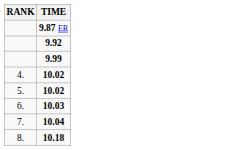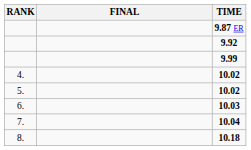+ column: (125, 12)
